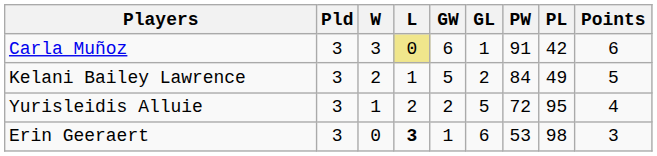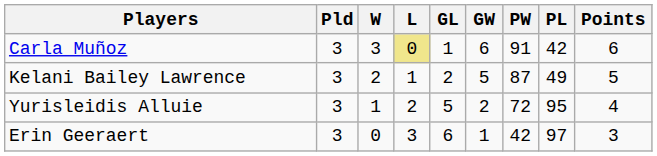columns swapped: (448, 19) <-> (484, 19)
(520, 78) 84 -> (520, 78) 87
(412, 136) bold -> (412, 136) normal
(520, 136) 53 -> (520, 136) 42
(556, 136) 98 -> (556, 136) 97
